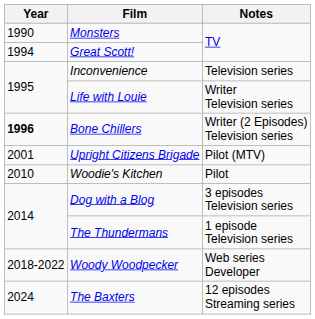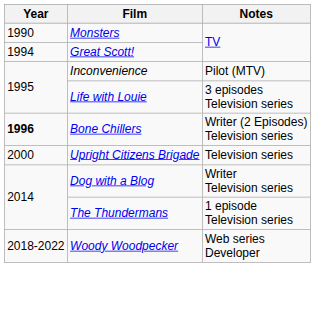(249, 71) Television series -> (235, 71) Pilot (MTV)
(249, 96) Writer Television series -> (249, 96) 3 episodes Television series
(20, 155) 2001 -> (20, 155) 2000
(235, 155) Pilot (MTV) -> (249, 155) Television series
- row: (116, 174)
(249, 200) 3 episodes Television series -> (249, 180) Writer Television series
- row: (102, 297)
